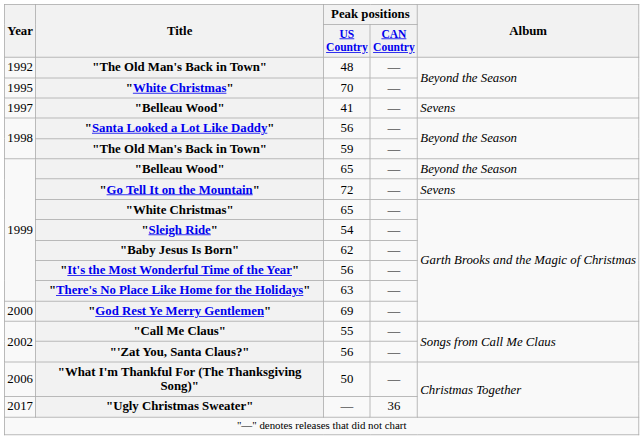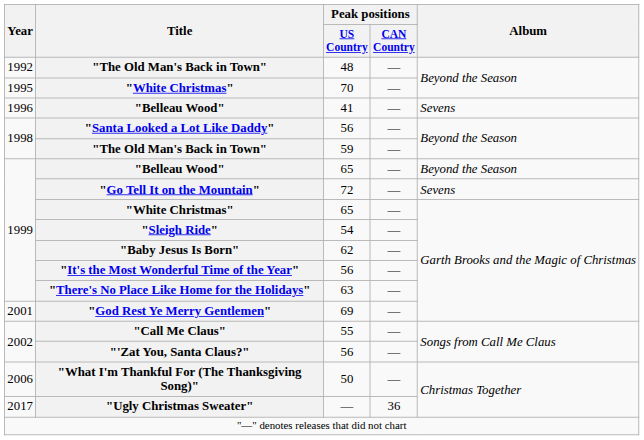(20, 108) 1997 -> (20, 108) 1996
(20, 311) 2000 -> (20, 311) 2001
